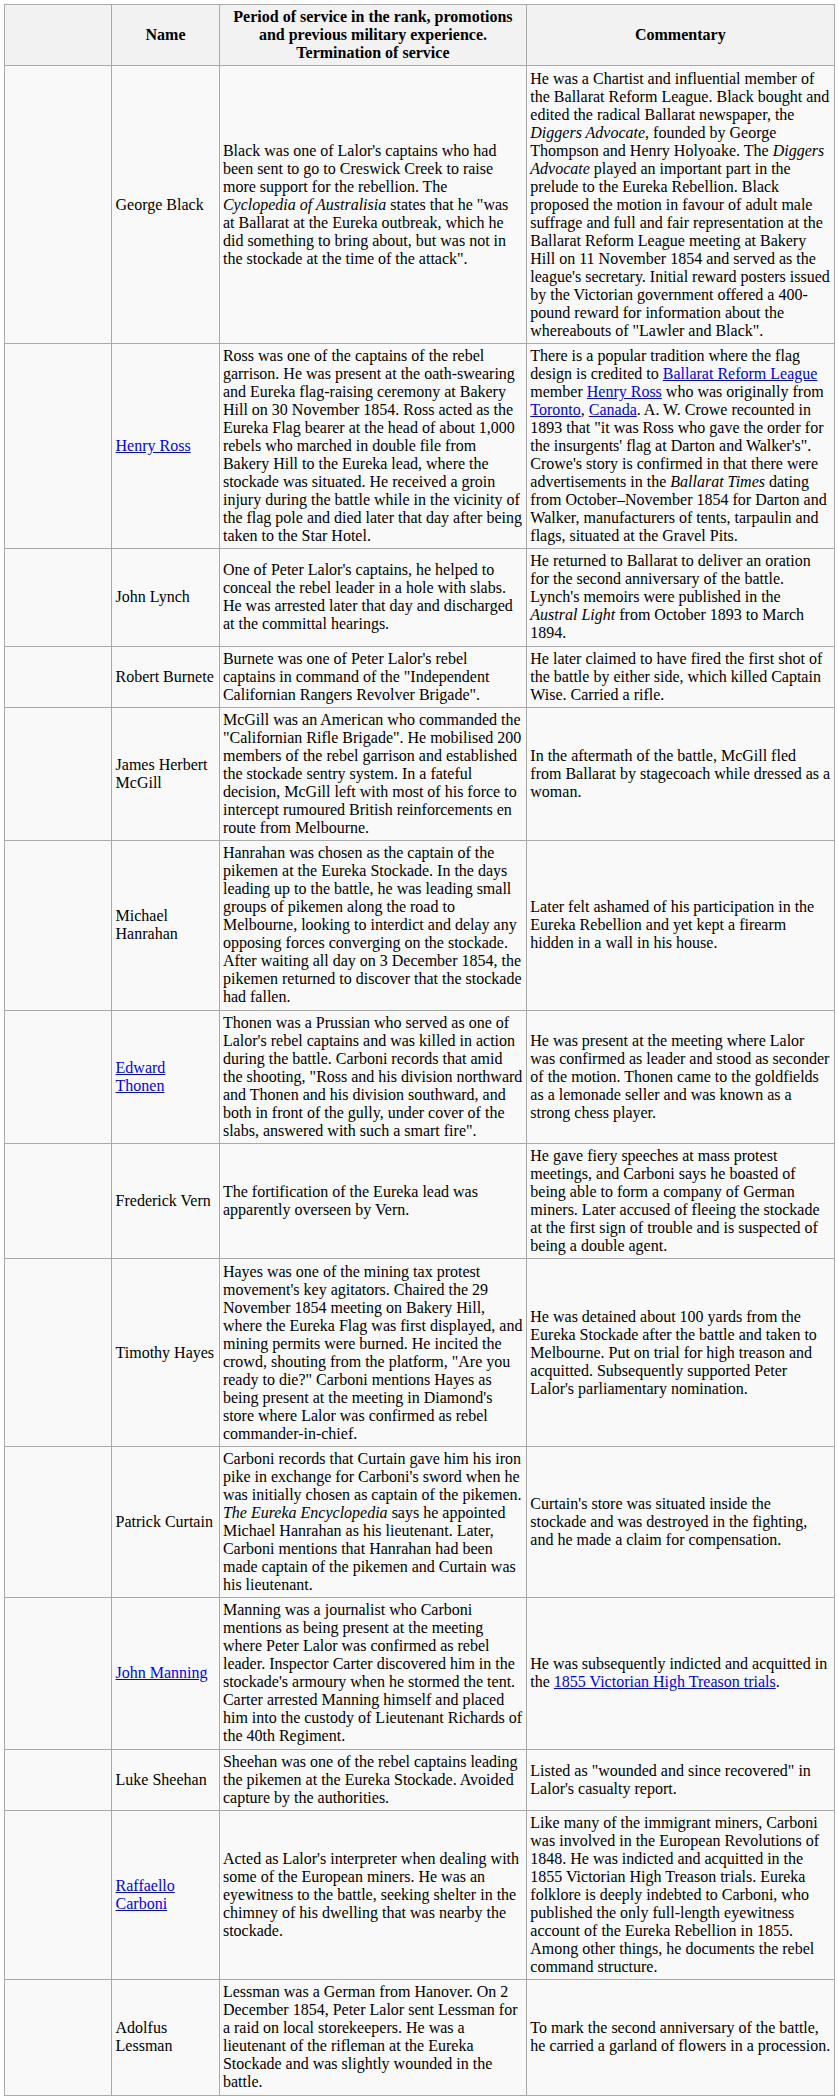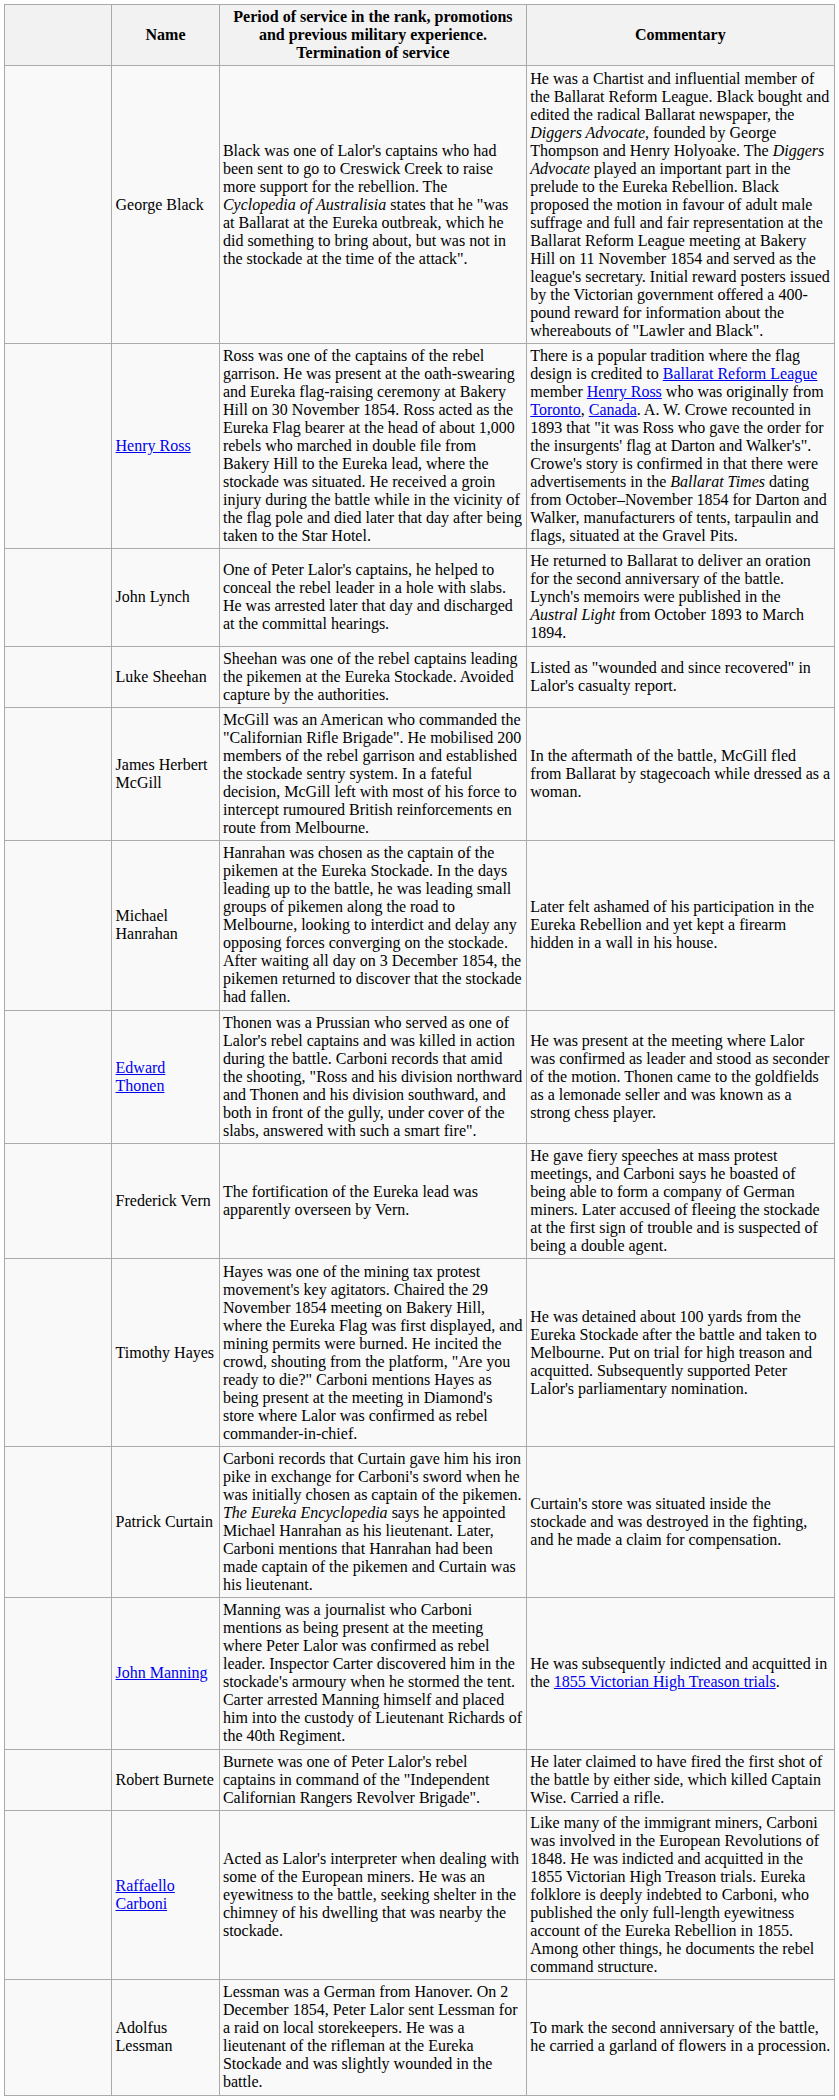rows swapped: (165, 676) <-> (161, 1779)
